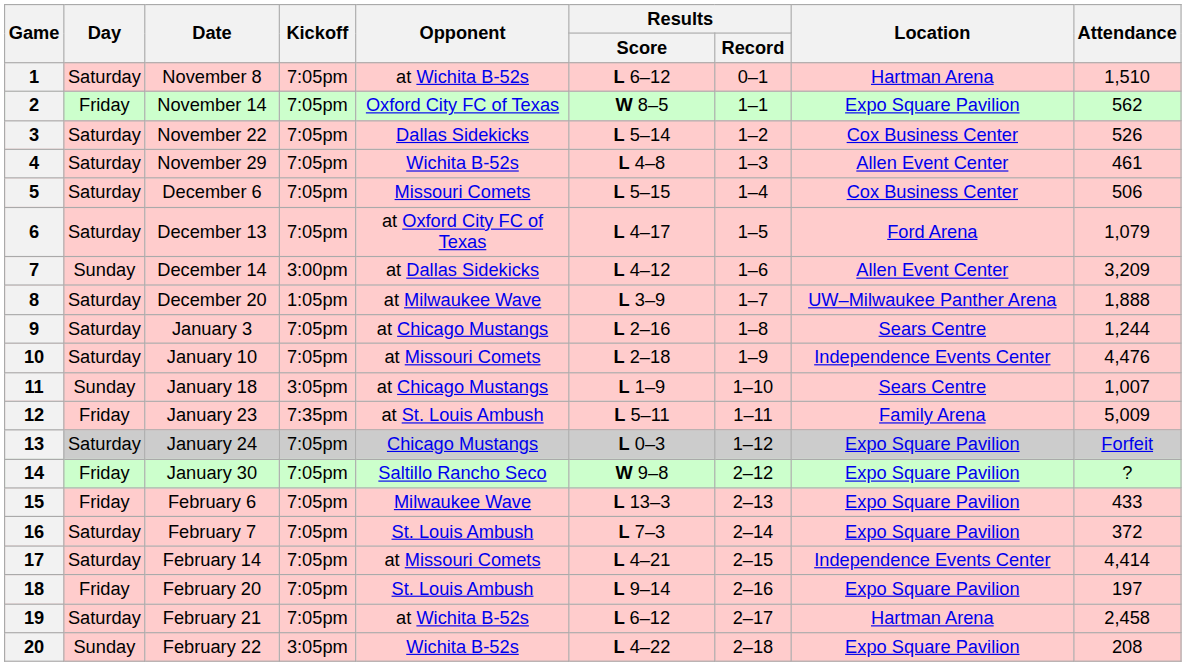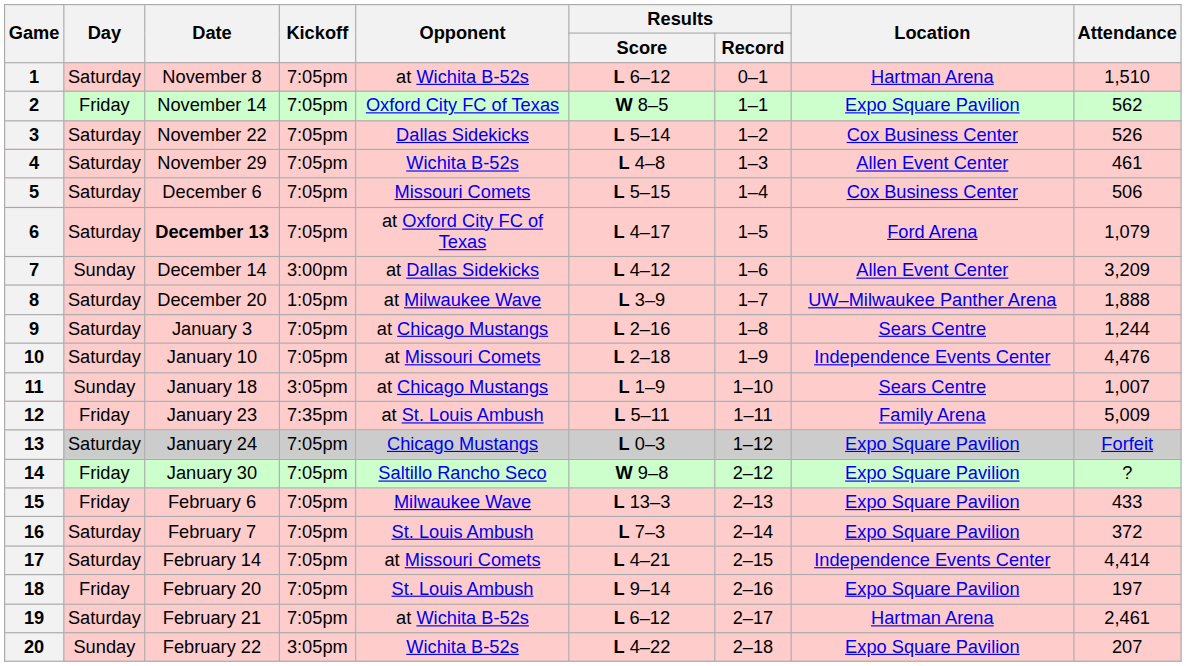(212, 231) normal -> (212, 231) bold
(1127, 618) 2,458 -> (1127, 618) 2,461
(1127, 646) 208 -> (1127, 646) 207
